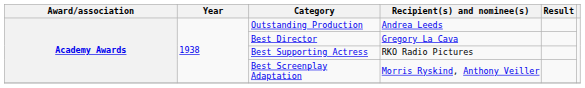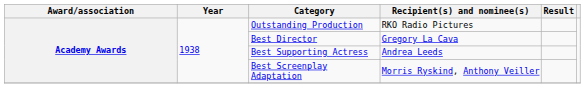(412, 25) Andrea Leeds -> (428, 25) RKO Radio Pictures
(428, 53) RKO Radio Pictures -> (412, 53) Andrea Leeds
